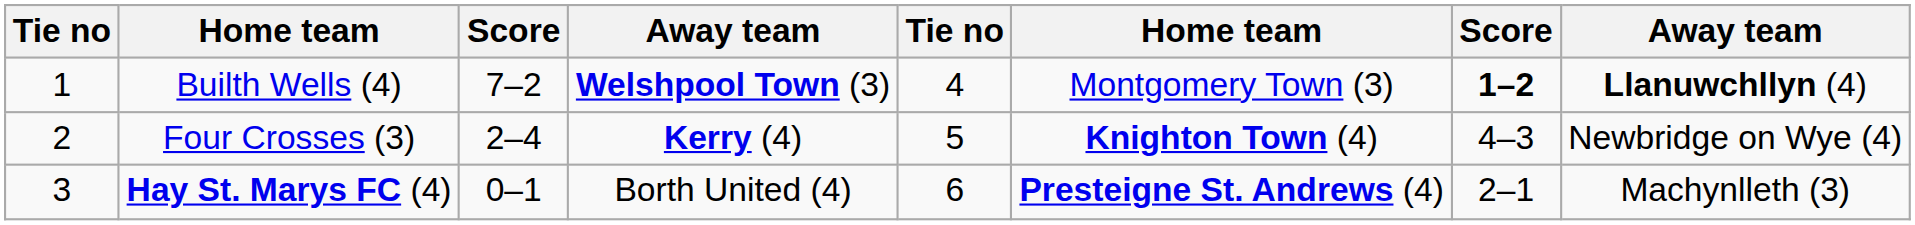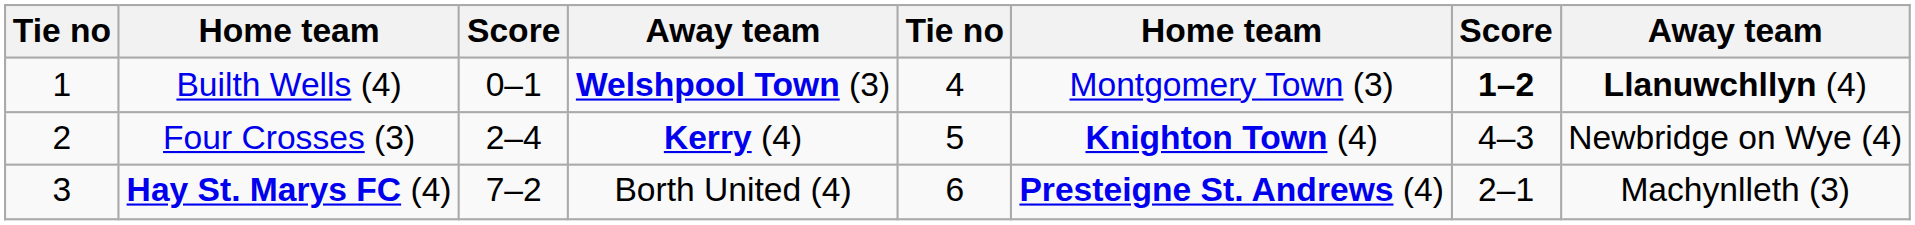(514, 84) 7–2 -> (514, 84) 0–1
(514, 191) 0–1 -> (514, 191) 7–2
